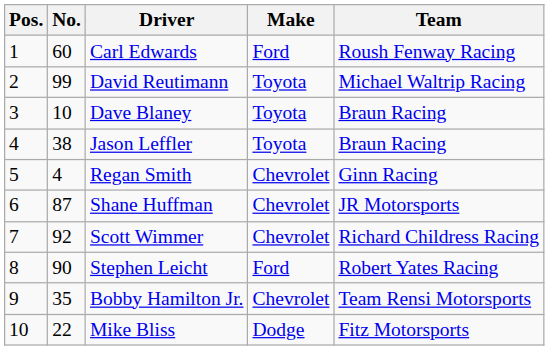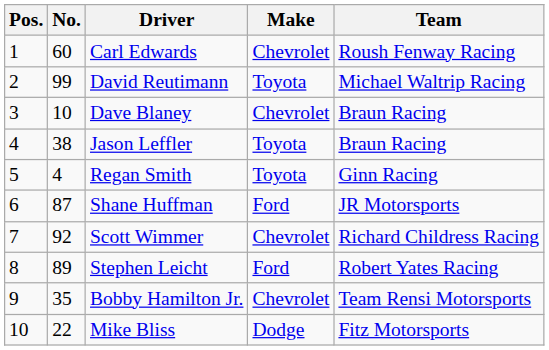(271, 50) Ford -> (291, 50) Chevrolet
(279, 112) Toyota -> (291, 112) Chevrolet
(291, 174) Chevrolet -> (279, 174) Toyota
(291, 205) Chevrolet -> (271, 205) Ford
(62, 267) 90 -> (62, 267) 89
